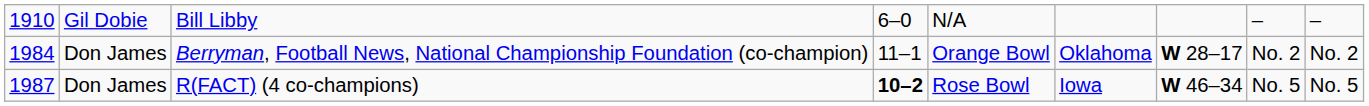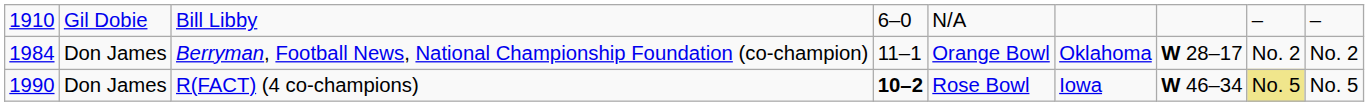(32, 85) 1987 -> (32, 85) 1990
(1276, 85) no background -> (1276, 85) khaki background
